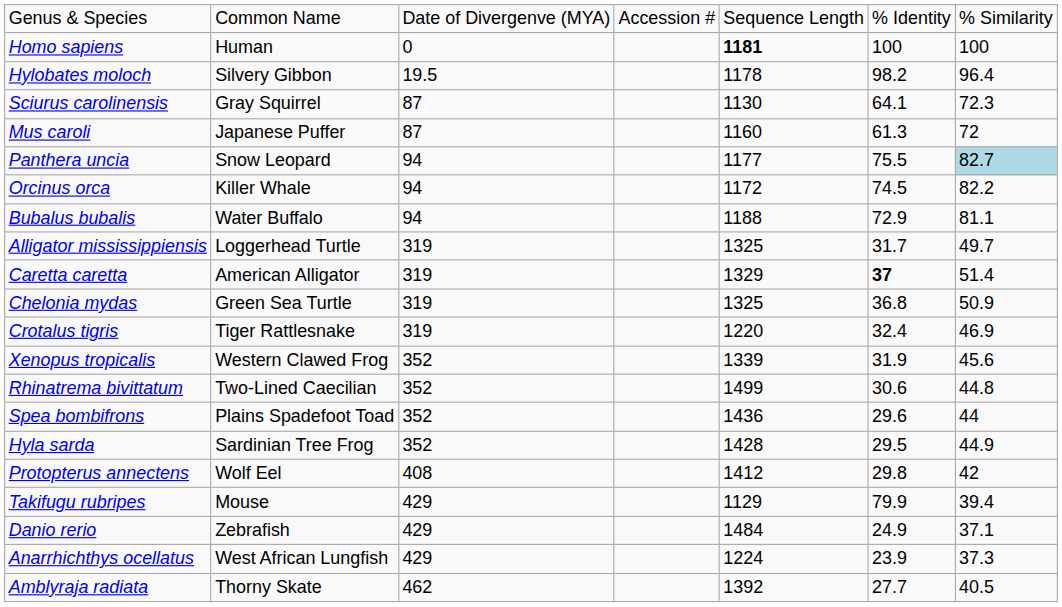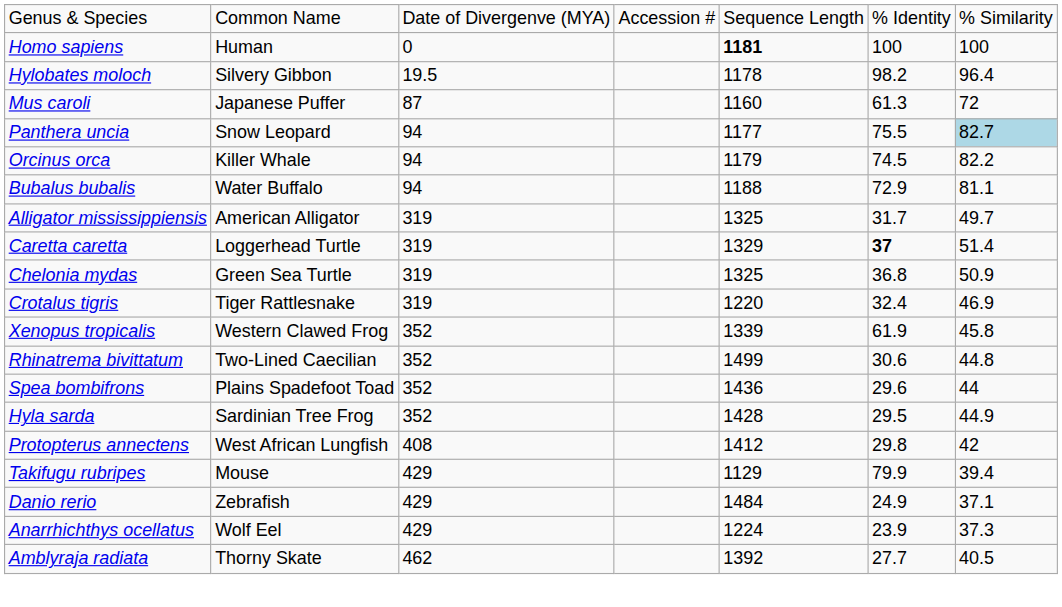- row: (88, 103)
(743, 189) 1172 -> (743, 160) 1179
(288, 246) Loggerhead Turtle -> (287, 217) American Alligator
(287, 274) American Alligator -> (288, 246) Loggerhead Turtle
(890, 359) 31.9 -> (890, 331) 61.9
(977, 359) 45.6 -> (977, 331) 45.8
(248, 473) Wolf Eel -> (302, 445) West African Lungfish
(302, 558) West African Lungfish -> (248, 530) Wolf Eel
